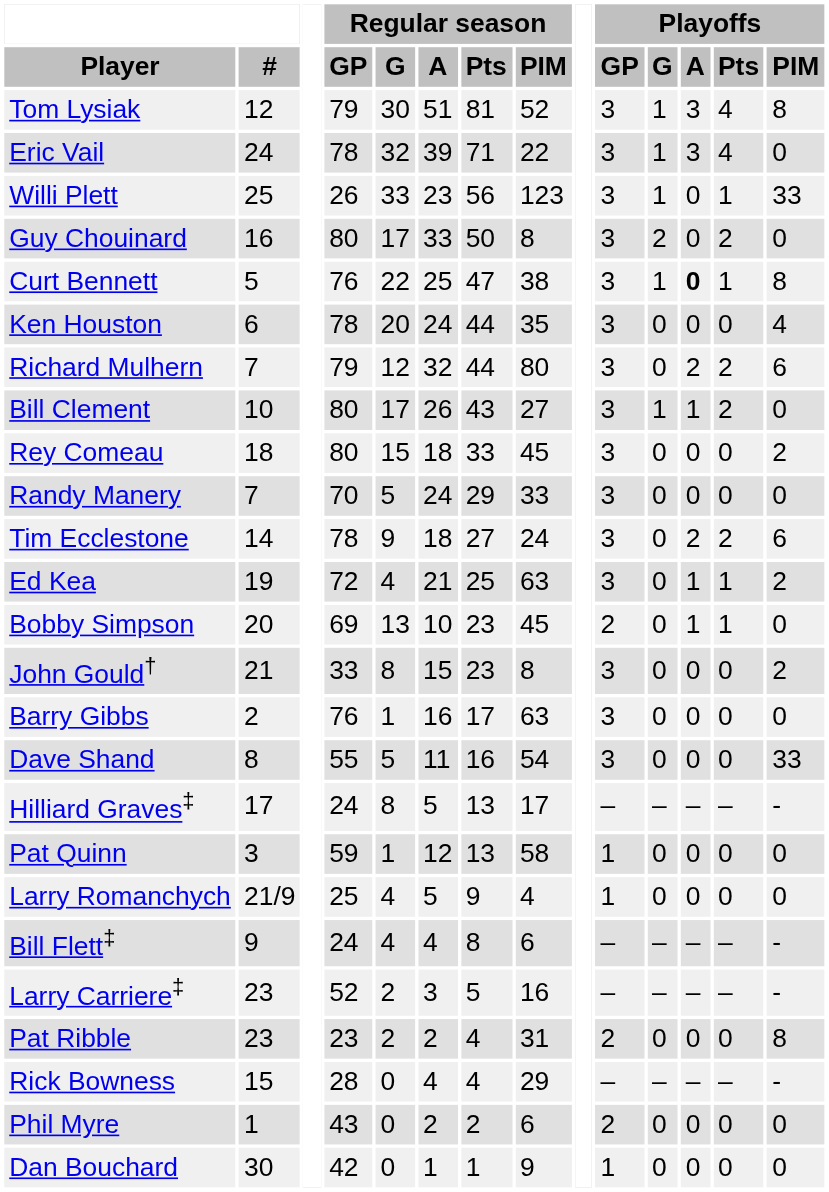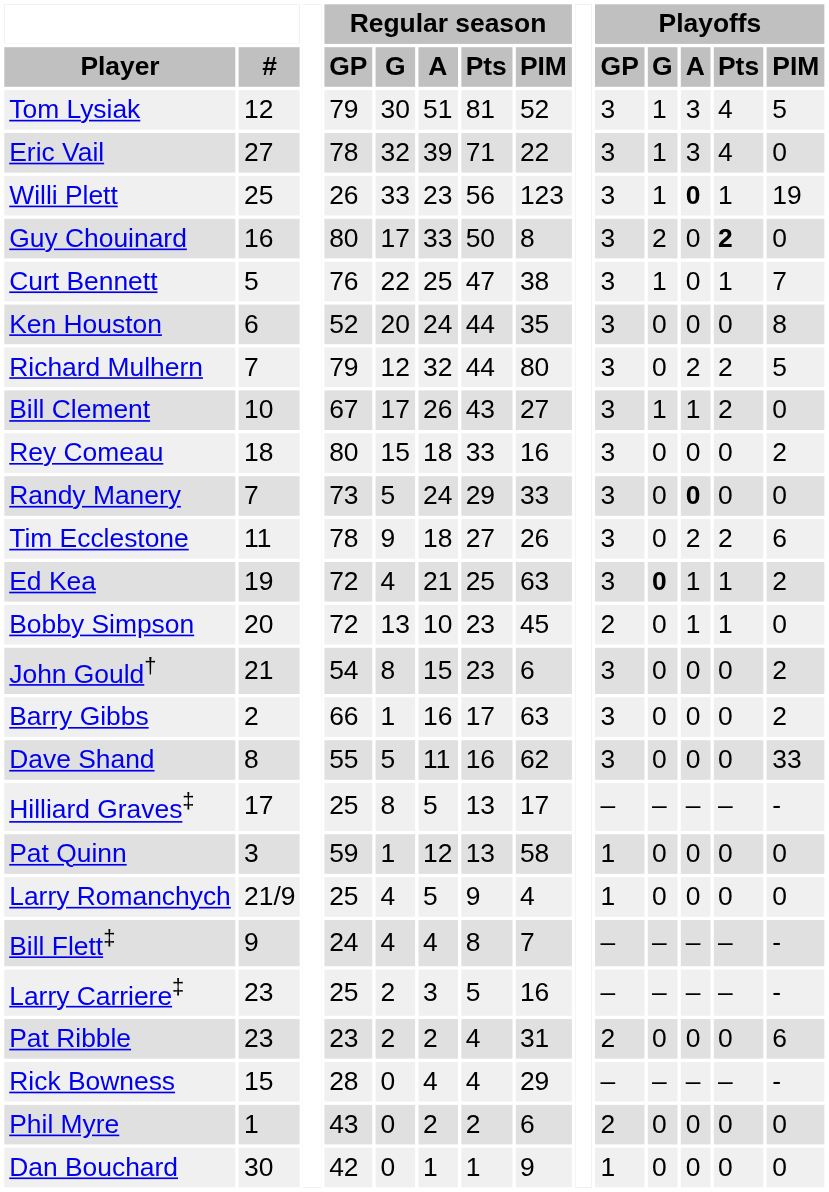(780, 109) 8 -> (780, 109) 5
(259, 152) 24 -> (259, 152) 27
(693, 195) normal -> (693, 195) bold
(787, 195) 33 -> (787, 195) 19
(725, 238) normal -> (725, 238) bold
(693, 281) bold -> (693, 281) normal
(780, 281) 8 -> (780, 281) 7
(344, 324) 78 -> (344, 324) 52
(780, 324) 4 -> (780, 324) 8
(780, 366) 6 -> (780, 366) 5
(344, 409) 80 -> (344, 409) 67
(535, 452) 45 -> (535, 452) 16
(344, 495) 70 -> (344, 495) 73
(693, 495) normal -> (693, 495) bold
(259, 538) 14 -> (258, 538) 11
(535, 538) 24 -> (535, 538) 26
(659, 581) normal -> (659, 581) bold
(344, 624) 69 -> (344, 624) 72
(344, 670) 33 -> (344, 670) 54
(527, 670) 8 -> (527, 670) 6
(344, 717) 76 -> (344, 717) 66
(780, 717) 0 -> (780, 717) 2
(535, 760) 54 -> (535, 760) 62
(344, 806) 24 -> (344, 806) 25
(527, 942) 6 -> (527, 942) 7
(344, 992) 52 -> (344, 992) 25
(780, 1039) 8 -> (780, 1039) 6
